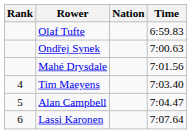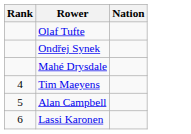- column: (167, 13)
